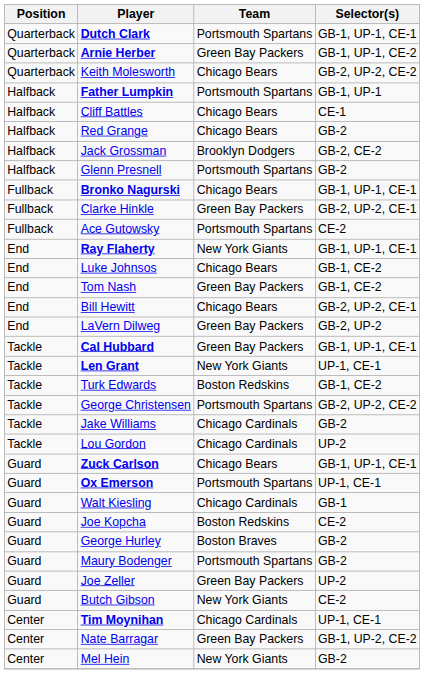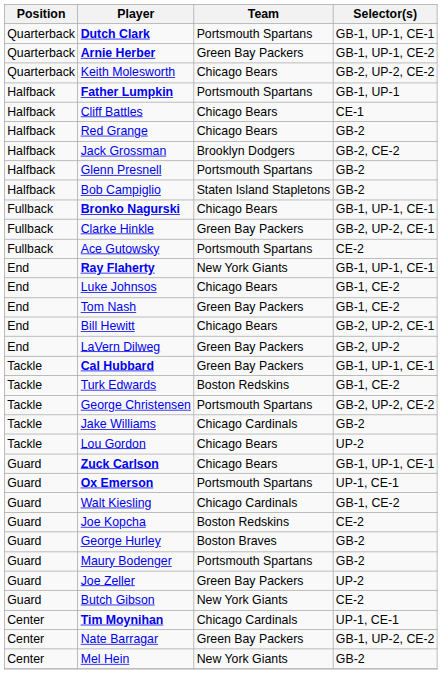+ row: (121, 190)
- row: (110, 365)
(247, 444) Chicago Cardinals -> (237, 444) Chicago Bears
(332, 502) GB-1 -> (368, 502) GB-1, CE-2
